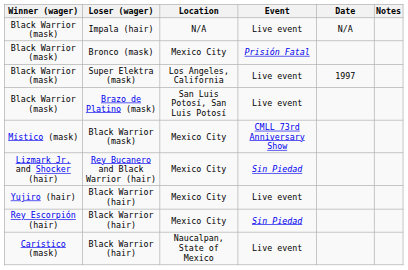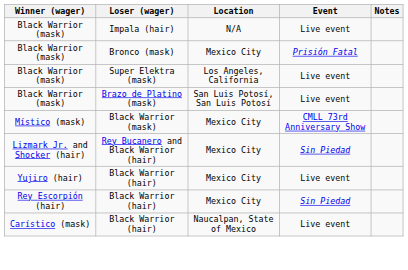- column: (345, 11)
